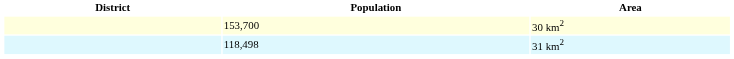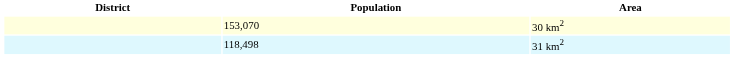(241, 25) 153,700 -> (241, 25) 153,070
